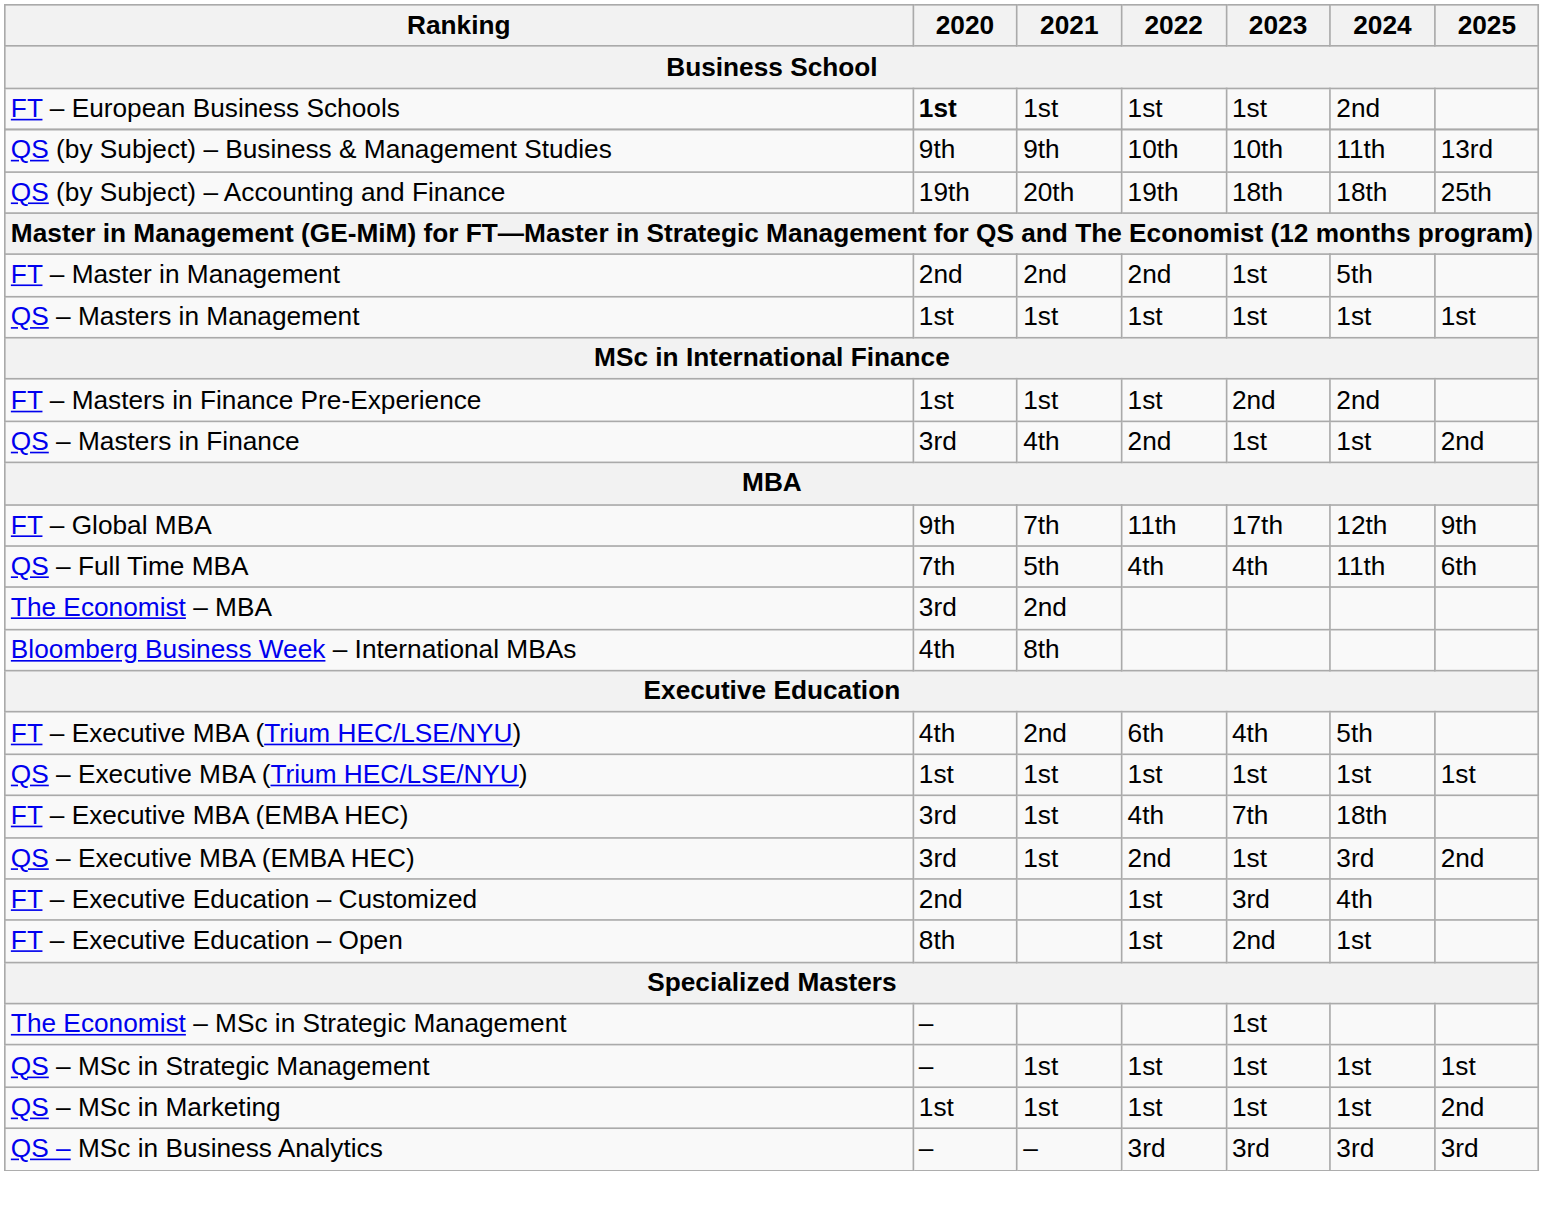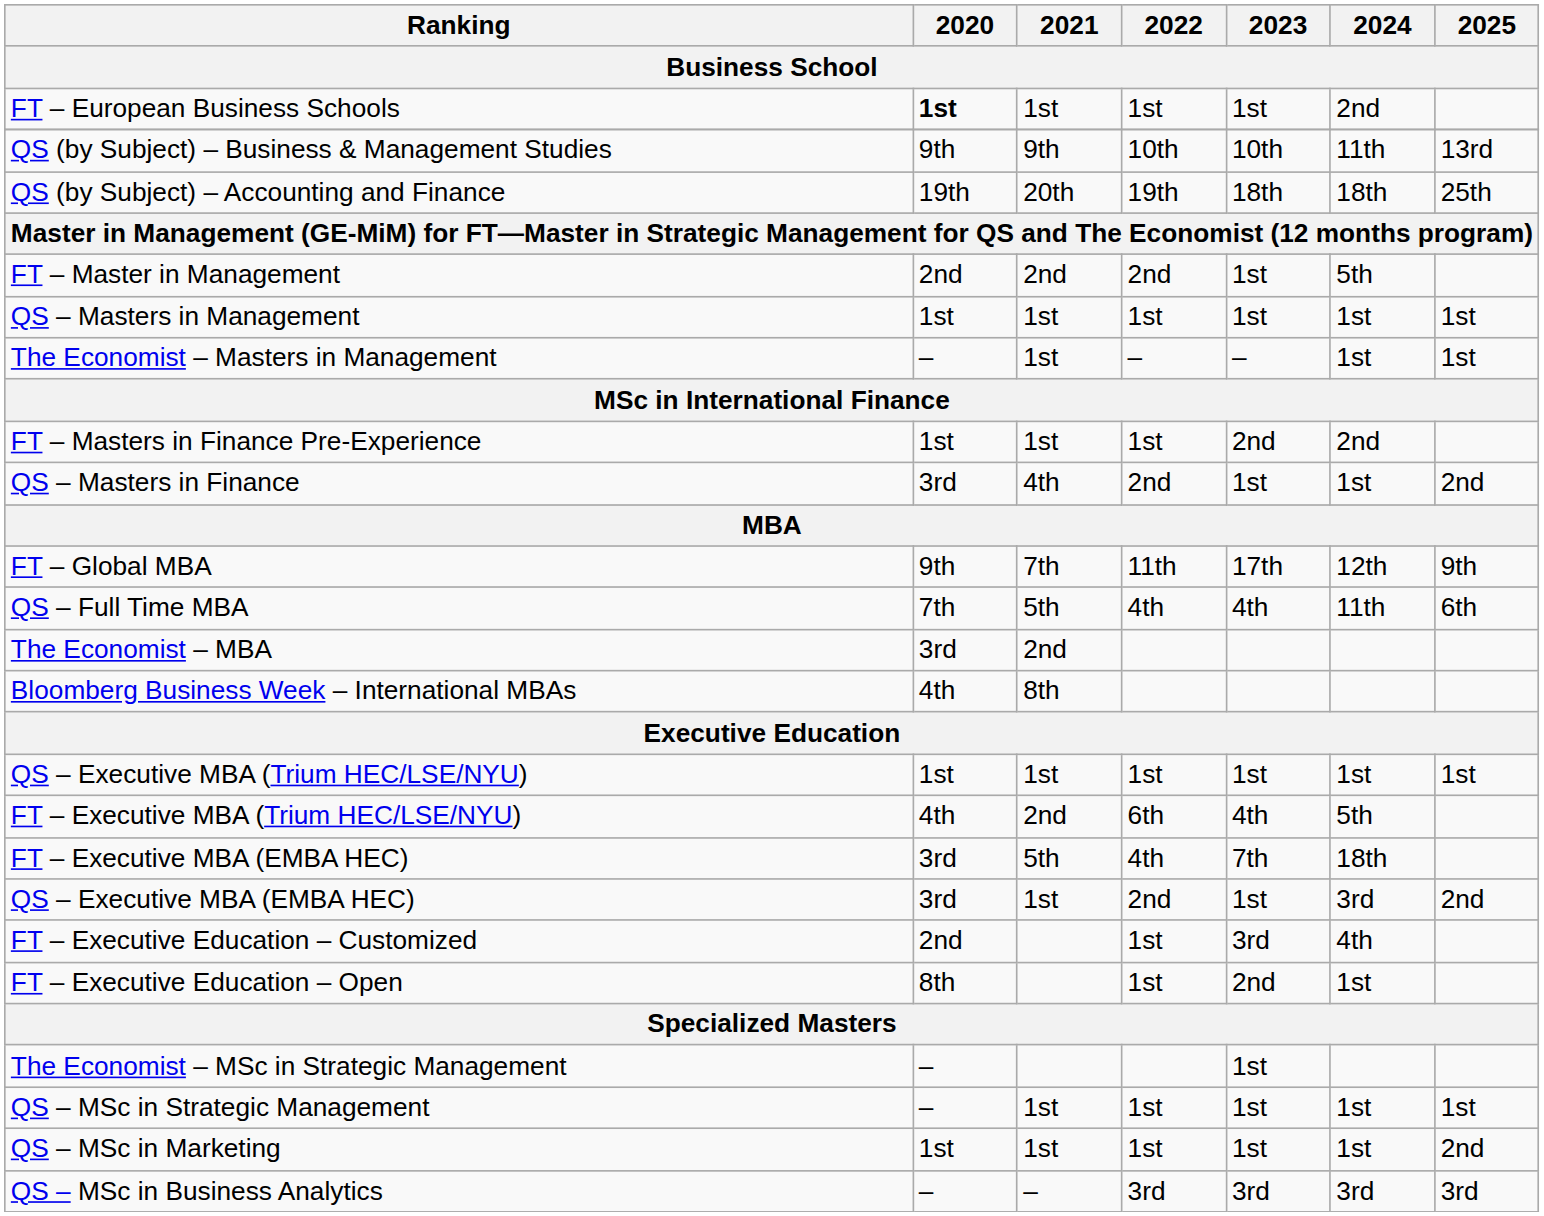+ row: (254, 358)
rows swapped: (266, 732) <-> (269, 774)
(1041, 815) 1st -> (1041, 857) 5th
